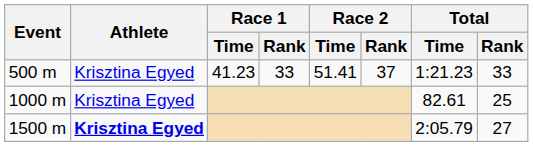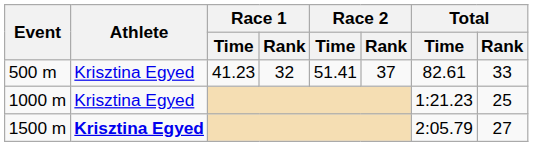(284, 73) 33 -> (284, 73) 32
(444, 73) 1:21.23 -> (444, 73) 82.61
(444, 101) 82.61 -> (444, 101) 1:21.23
